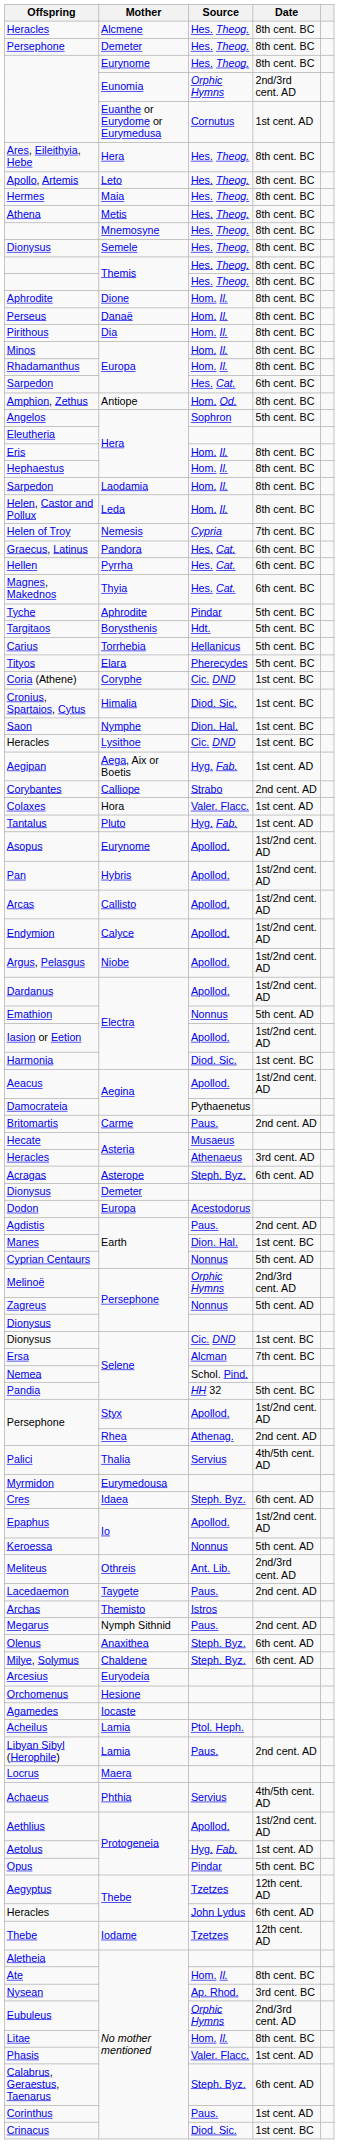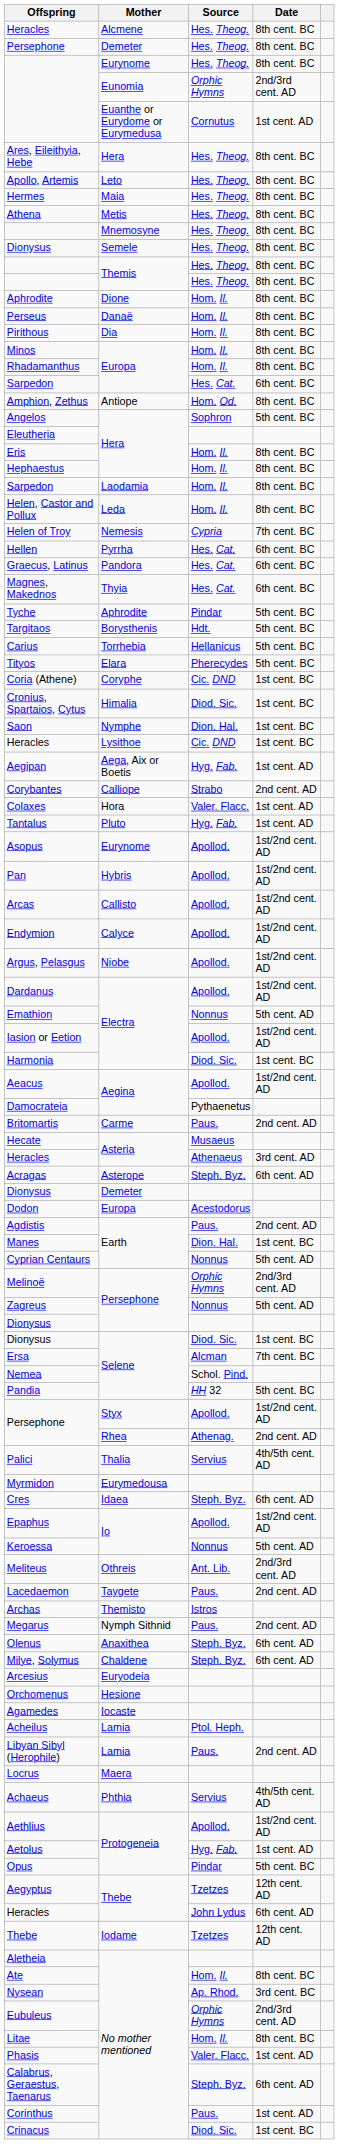rows swapped: (47, 549) <-> (22, 566)
(213, 1340) Cic. DND -> (214, 1340) Diod. Sic.
